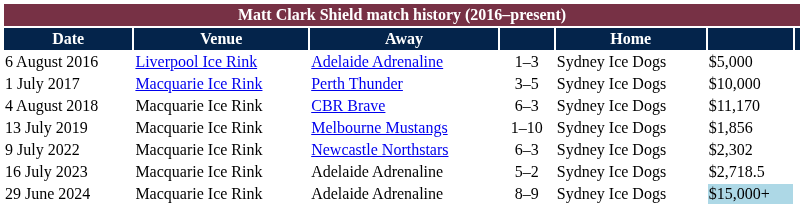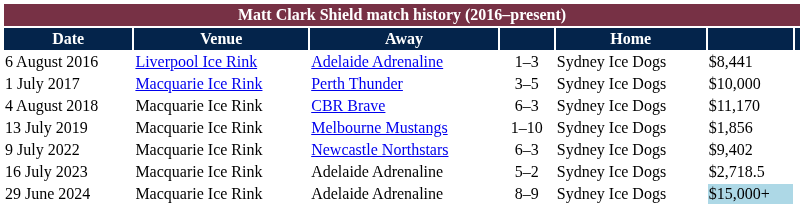(731, 62) $5,000 -> (731, 62) $8,441
(731, 150) $2,302 -> (731, 150) $9,402
